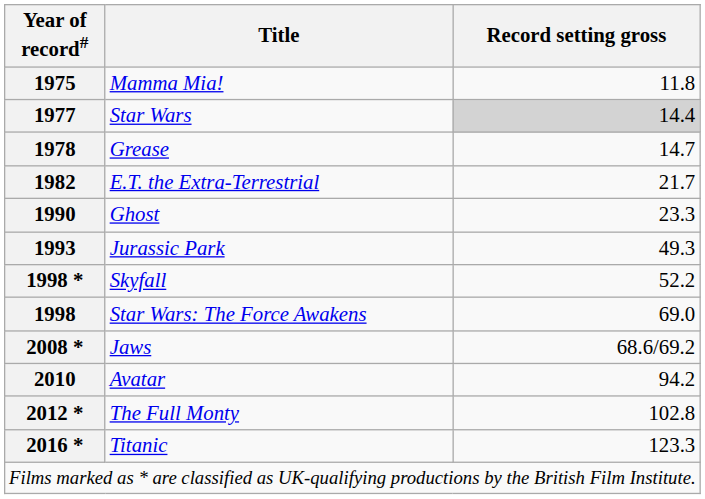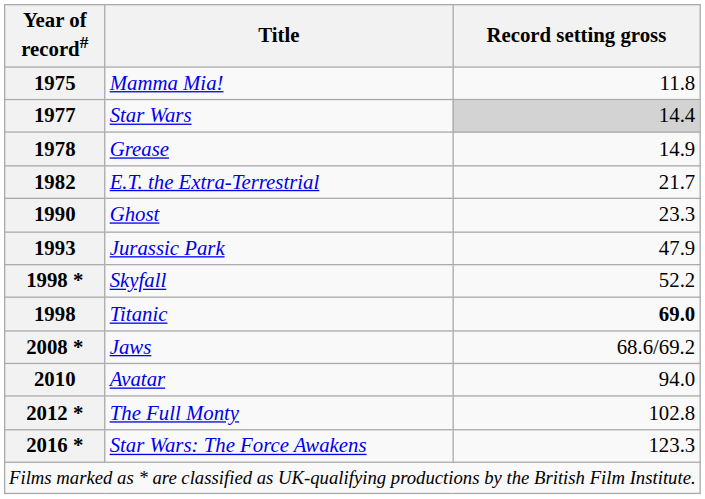(677, 148) 14.7 -> (677, 148) 14.9
(677, 247) 49.3 -> (677, 247) 47.9
(238, 313) Star Wars: The Force Awakens -> (139, 313) Titanic
(677, 313) normal -> (677, 313) bold
(677, 379) 94.2 -> (677, 379) 94.0
(139, 445) Titanic -> (238, 445) Star Wars: The Force Awakens
